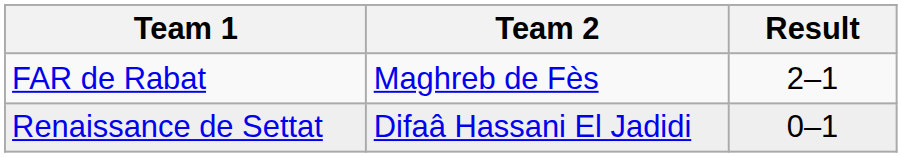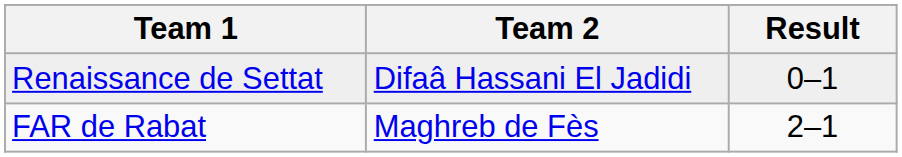rows swapped: (109, 77) <-> (167, 126)
